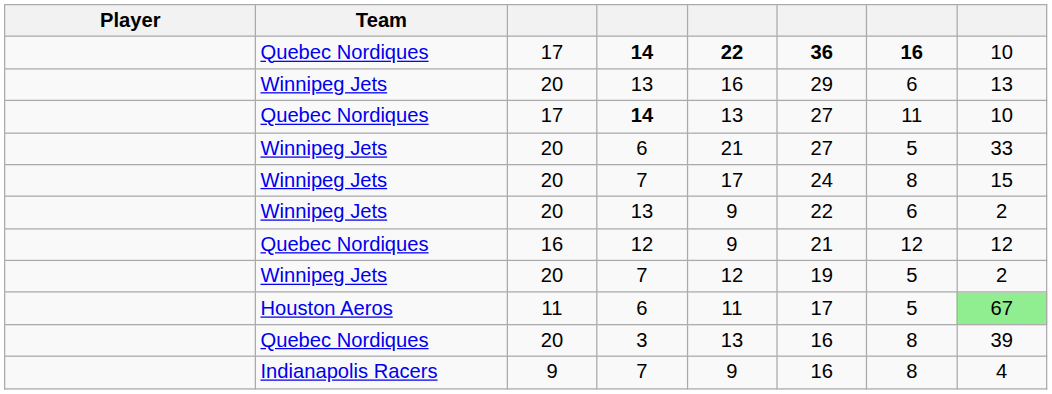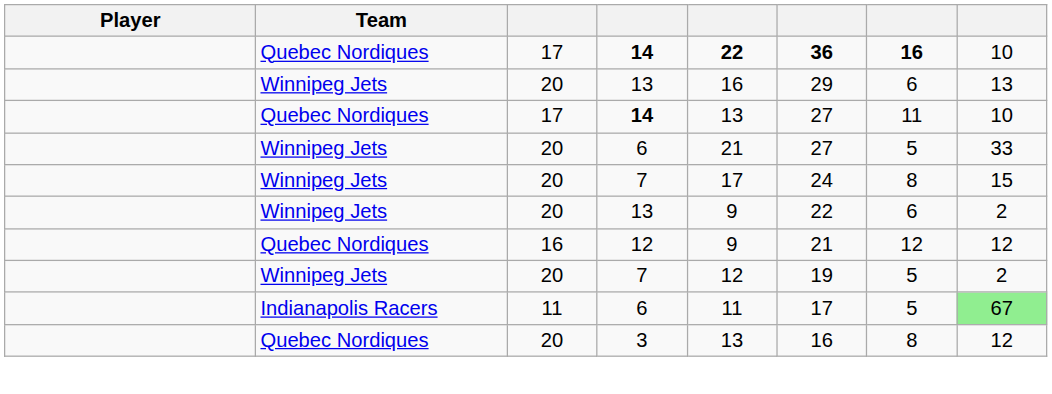(327, 308) Houston Aeros -> (349, 308) Indianapolis Racers
(1002, 340) 39 -> (1002, 340) 12
- row: (552, 372)
